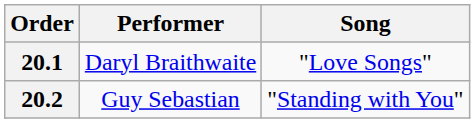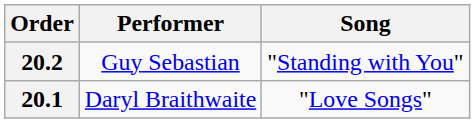rows swapped: (42, 61) <-> (42, 99)
